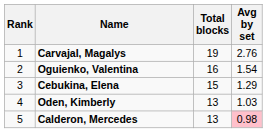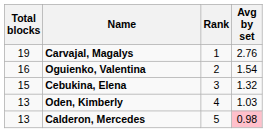columns swapped: (20, 24) <-> (213, 24)
(247, 86) 1.29 -> (247, 86) 1.32
